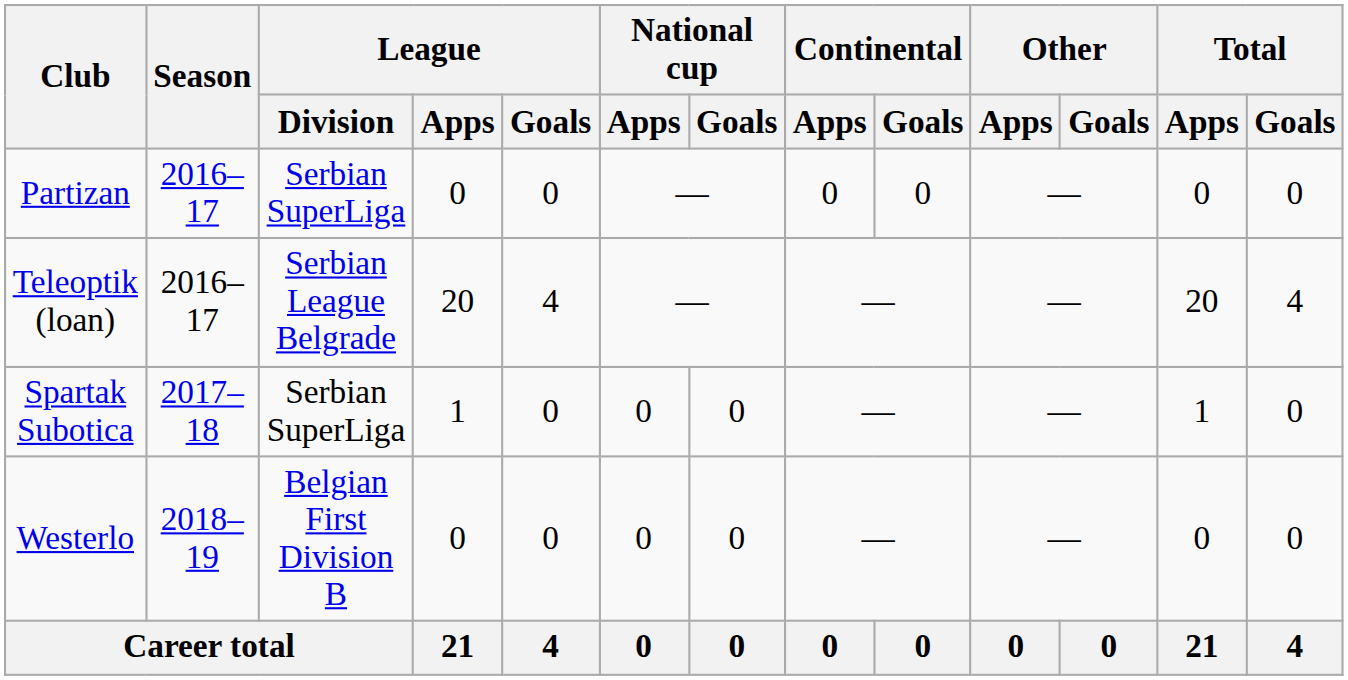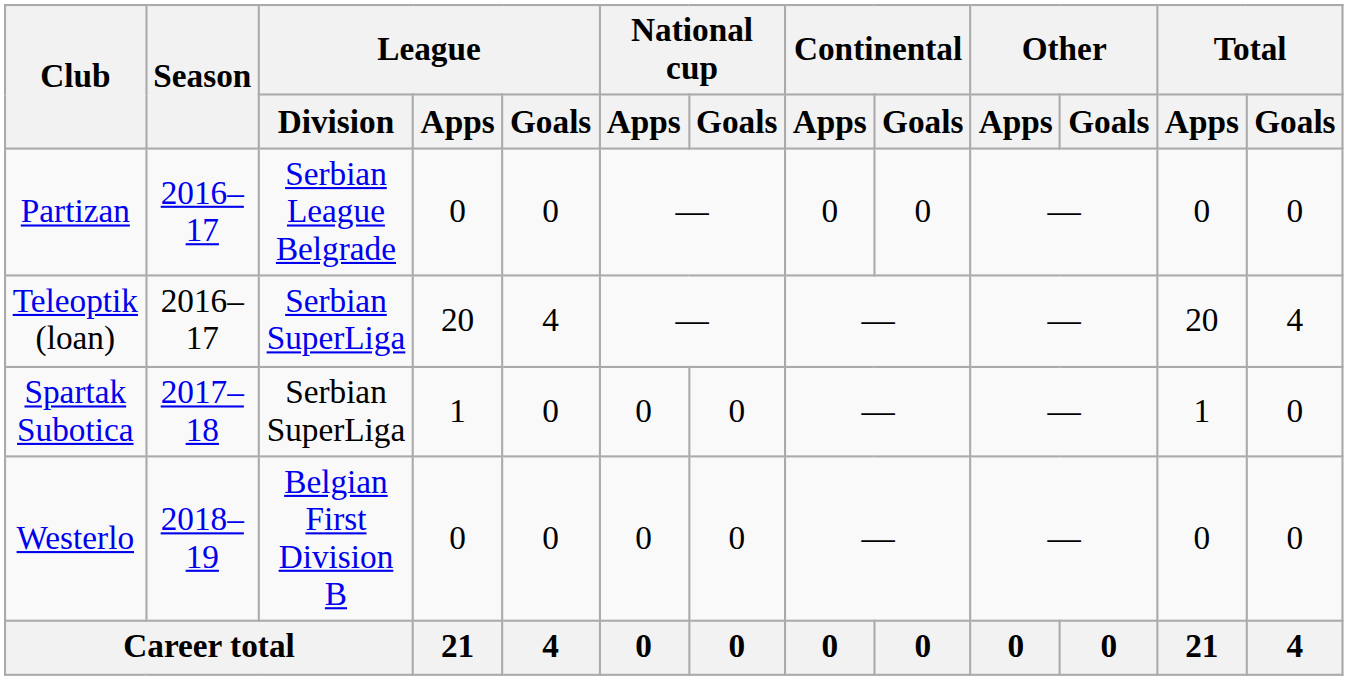(336, 192) Serbian SuperLiga -> (336, 211) Serbian League Belgrade
(336, 301) Serbian League Belgrade -> (336, 320) Serbian SuperLiga
